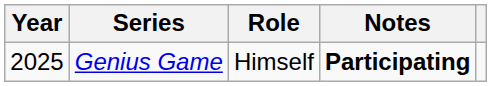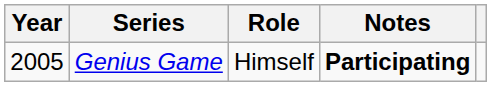(37, 61) 2025 -> (37, 61) 2005
